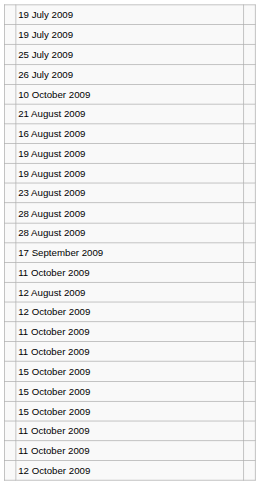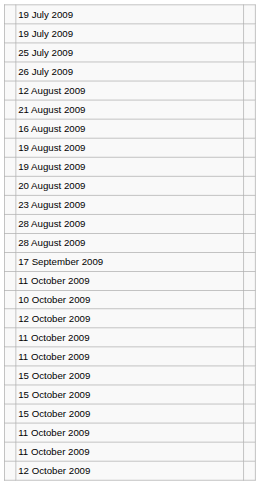rows swapped: (10, 292) <-> (10, 94)
+ row: (10, 186)
